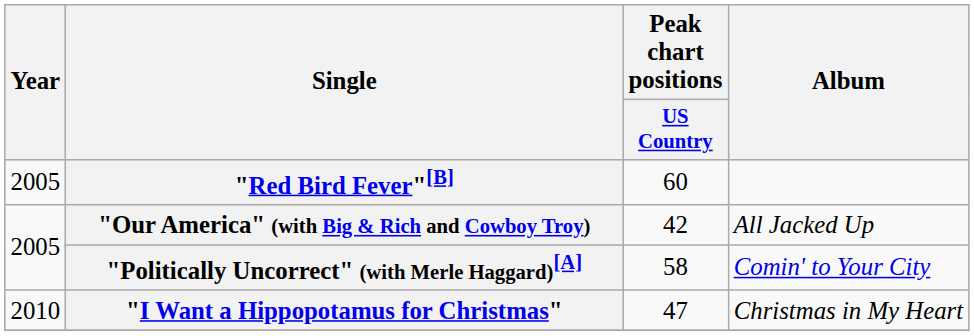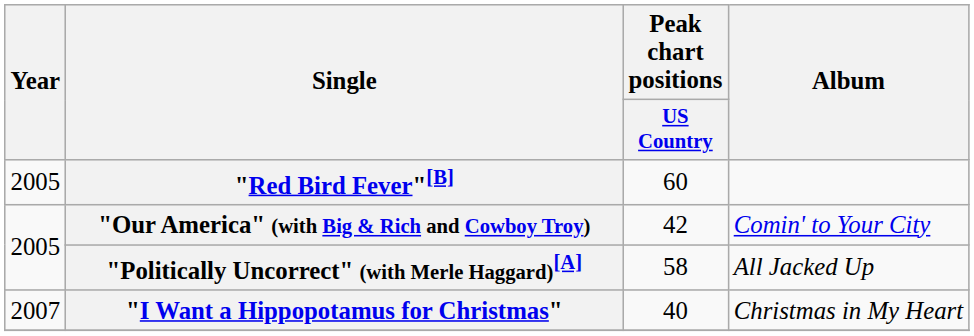(804, 224) All Jacked Up -> (832, 224) Comin' to Your City
(832, 267) Comin' to Your City -> (804, 267) All Jacked Up
(35, 310) 2010 -> (35, 310) 2007
(675, 310) 47 -> (675, 310) 40
